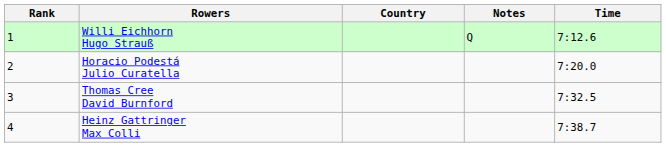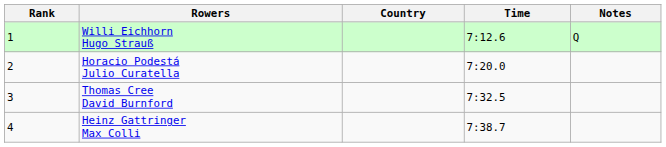columns swapped: (608, 13) <-> (509, 13)
